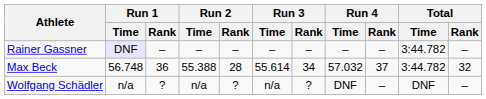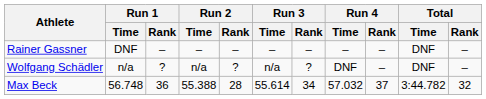(126, 50) lavender background -> (126, 50) no background
(423, 50) 3:44.782 -> (423, 50) DNF
rows swapped: (55, 86) <-> (32, 68)
